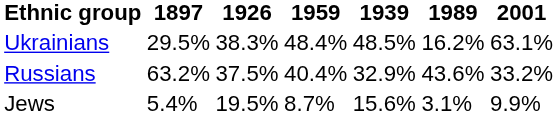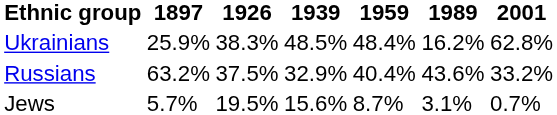columns swapped: (384, 12) <-> (316, 12)
(178, 43) 29.5% -> (178, 43) 25.9%
(522, 43) 63.1% -> (522, 43) 62.8%
(172, 104) 5.4% -> (172, 104) 5.7%
(515, 104) 9.9% -> (515, 104) 0.7%
